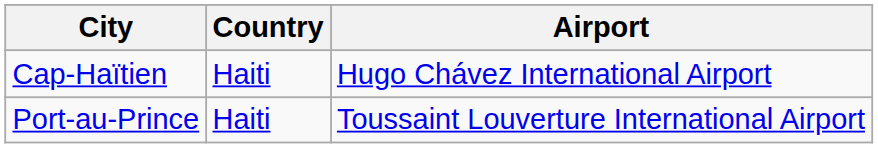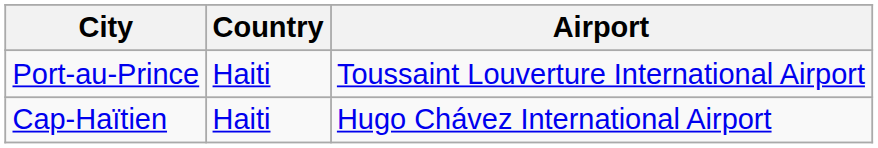rows swapped: (106, 119) <-> (90, 73)
